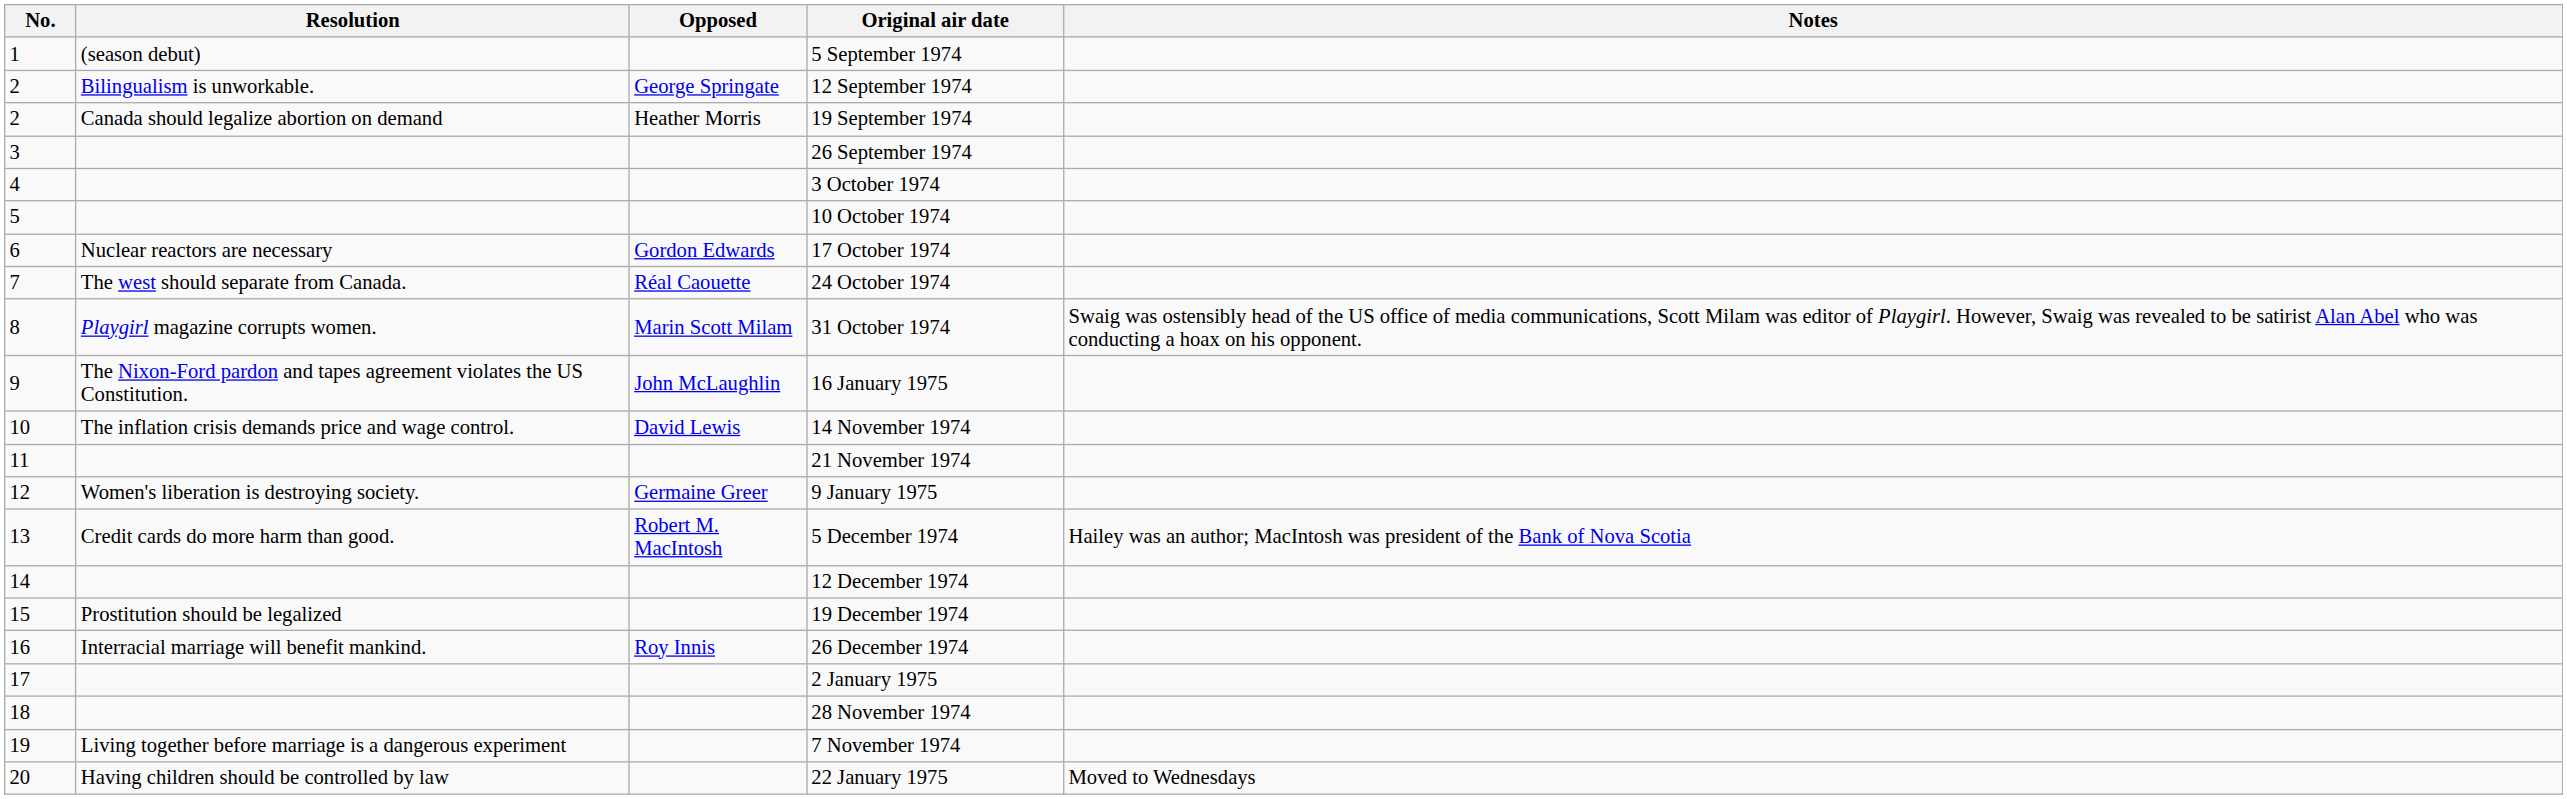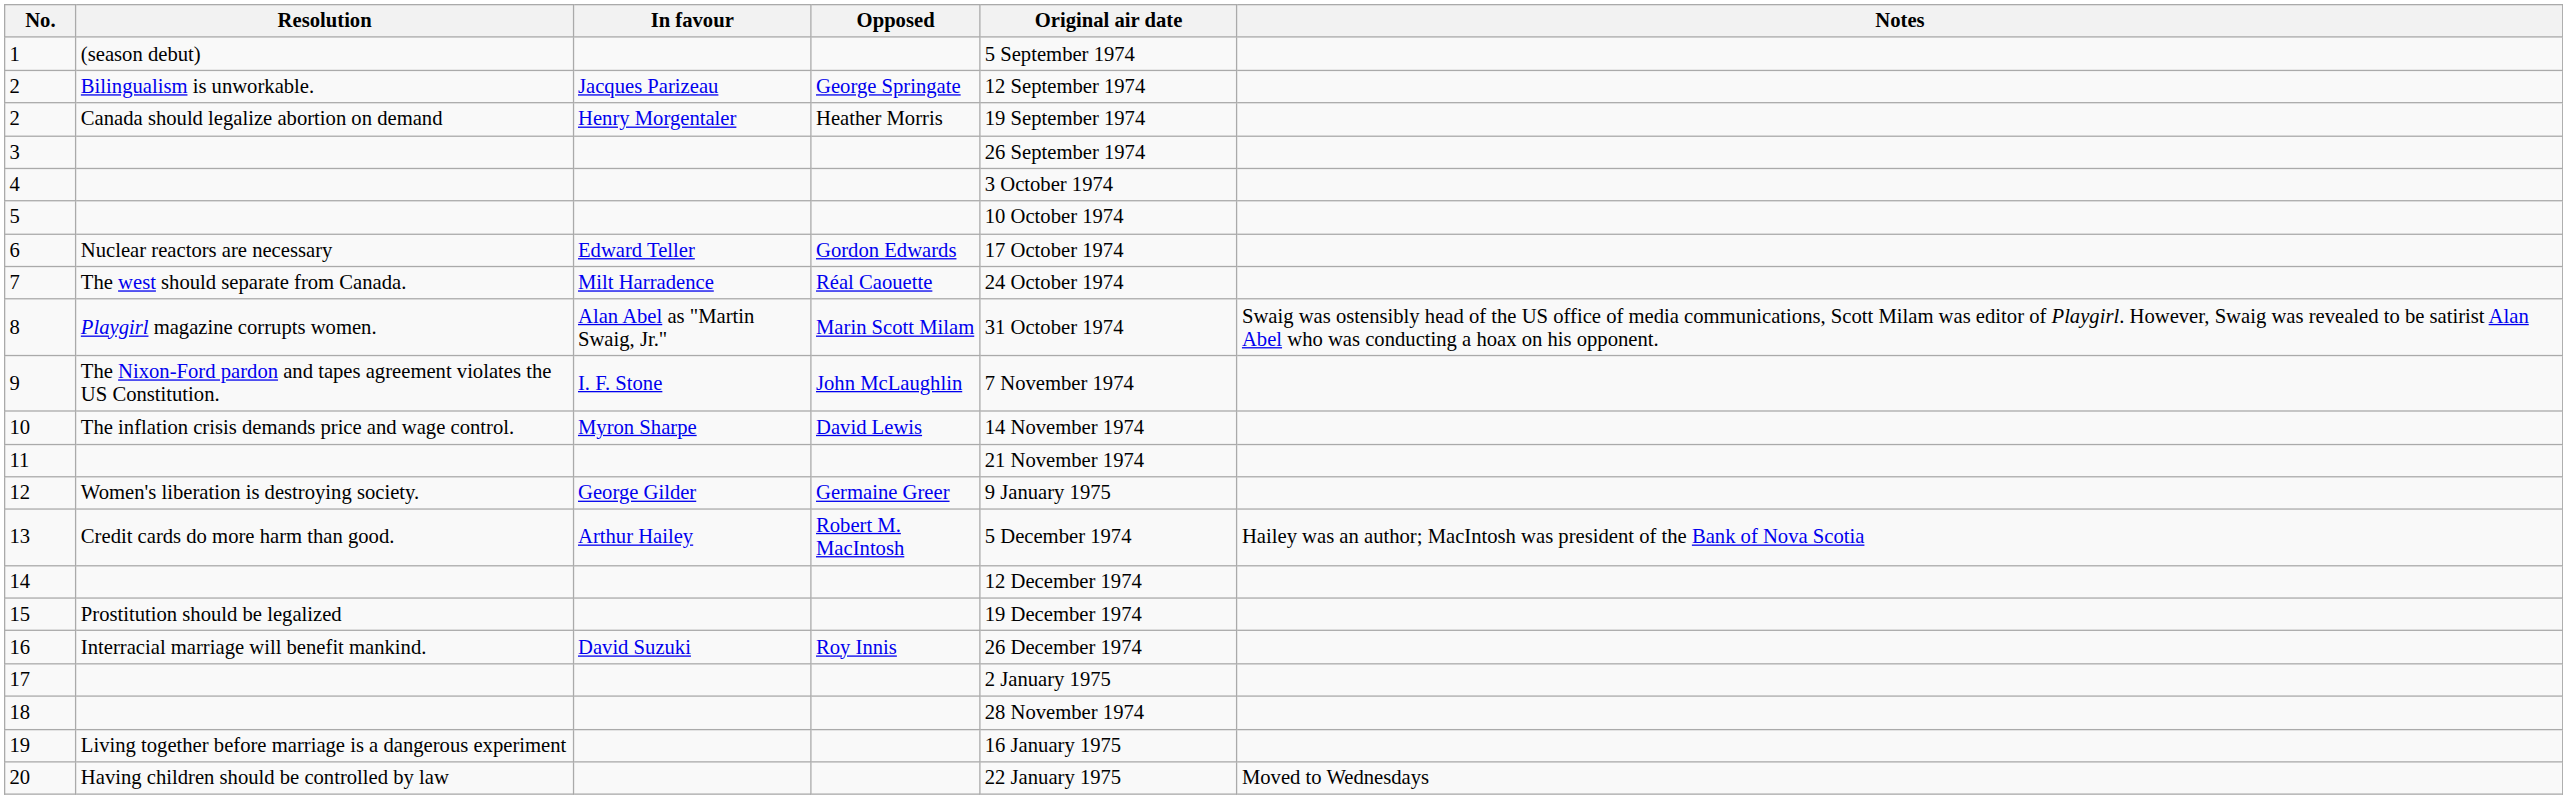+ column: (692, 20)
(880, 383) 16 January 1975 -> (1059, 383) 7 November 1974
(886, 745) 7 November 1974 -> (1053, 745) 16 January 1975
